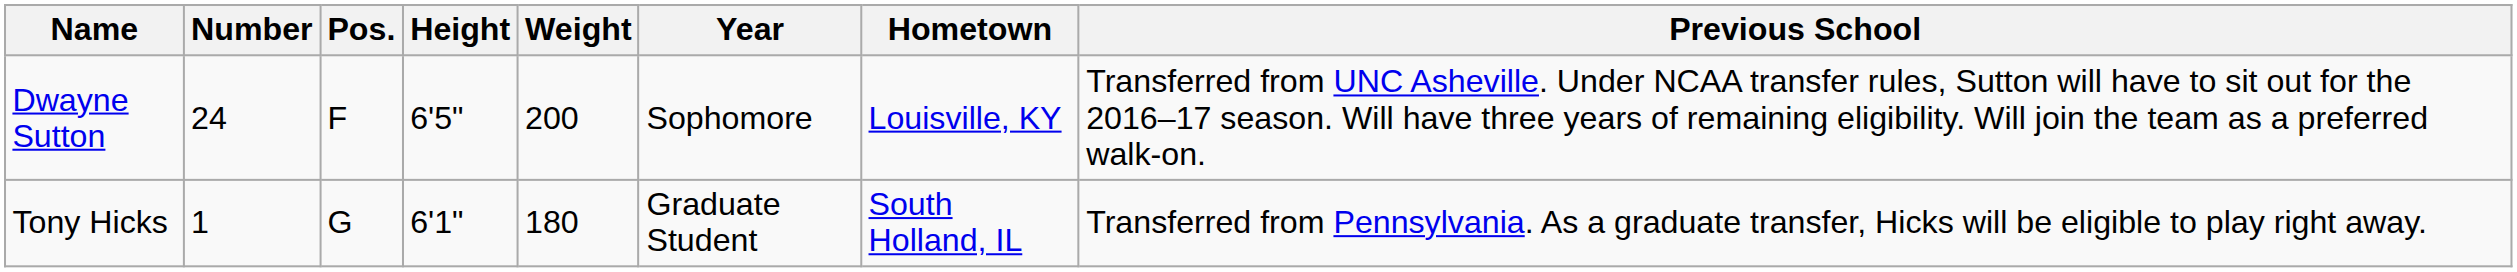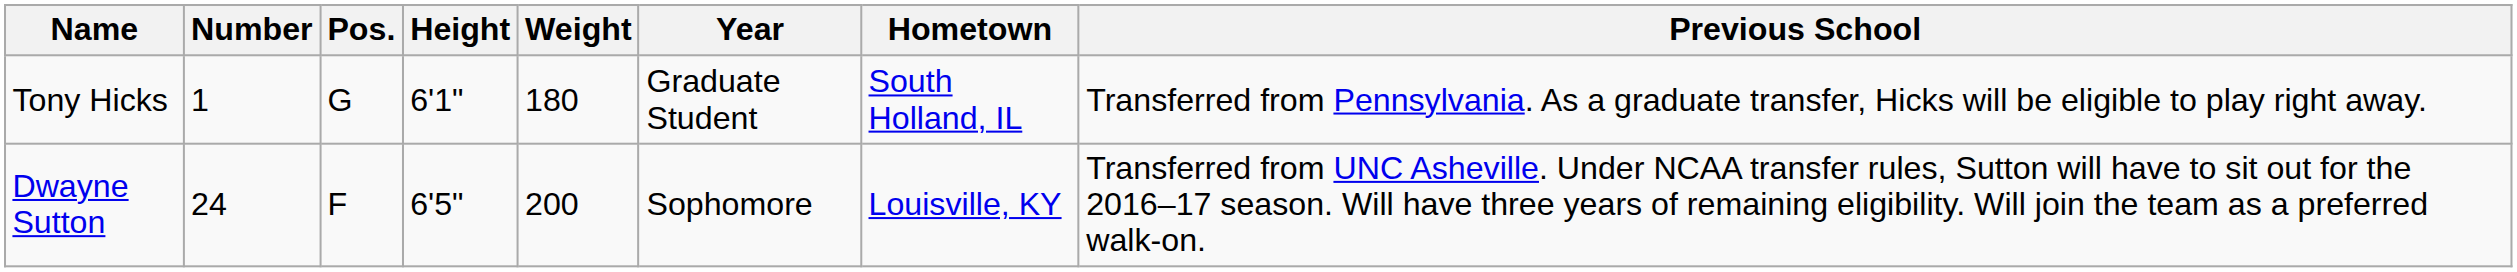rows swapped: (90, 222) <-> (71, 117)
